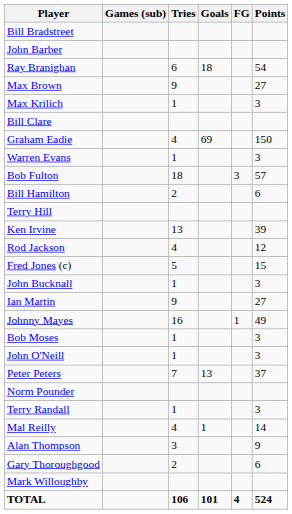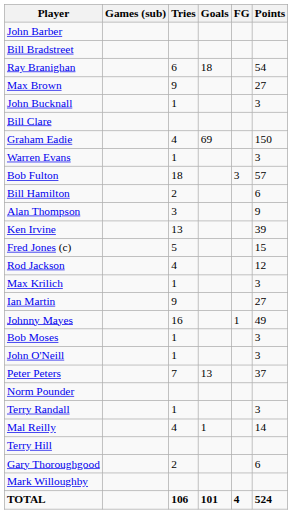rows swapped: (35, 49) <-> (40, 31)
rows swapped: (40, 283) <-> (35, 103)
rows swapped: (29, 211) <-> (44, 445)
rows swapped: (36, 247) <-> (39, 265)
